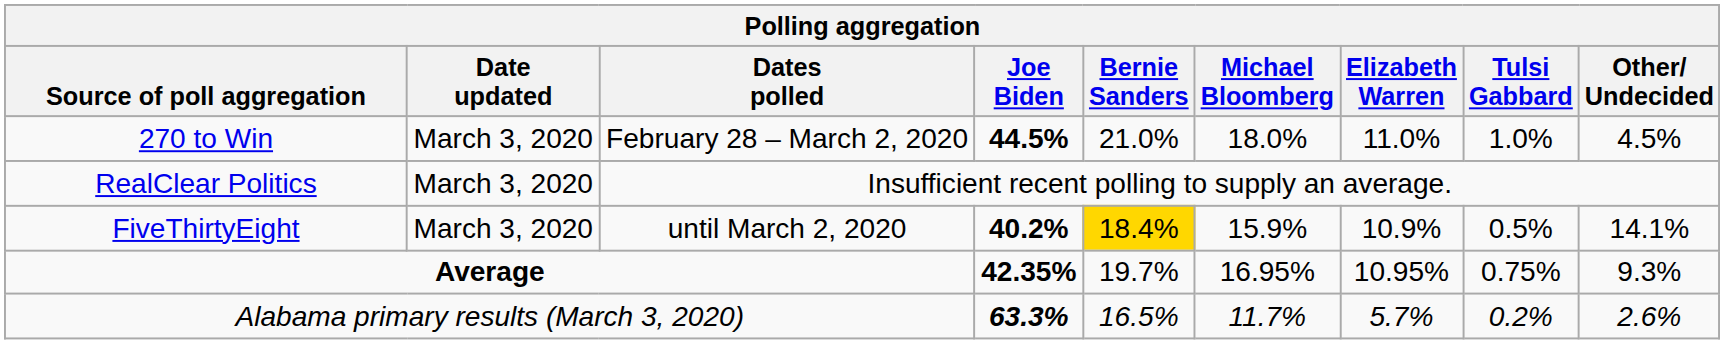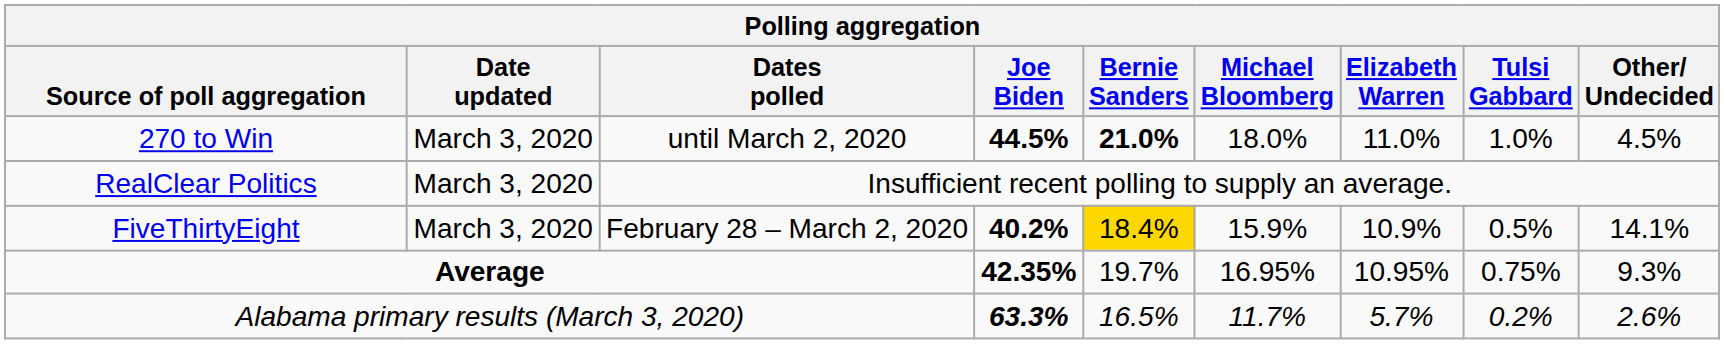(787, 139) February 28 – March 2, 2020 -> (787, 139) until March 2, 2020
(1139, 139) normal -> (1139, 139) bold
(787, 228) until March 2, 2020 -> (787, 228) February 28 – March 2, 2020
